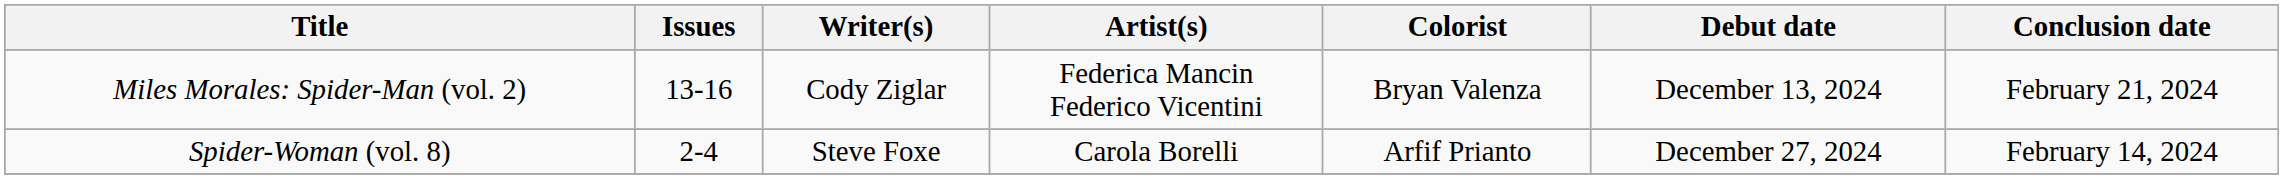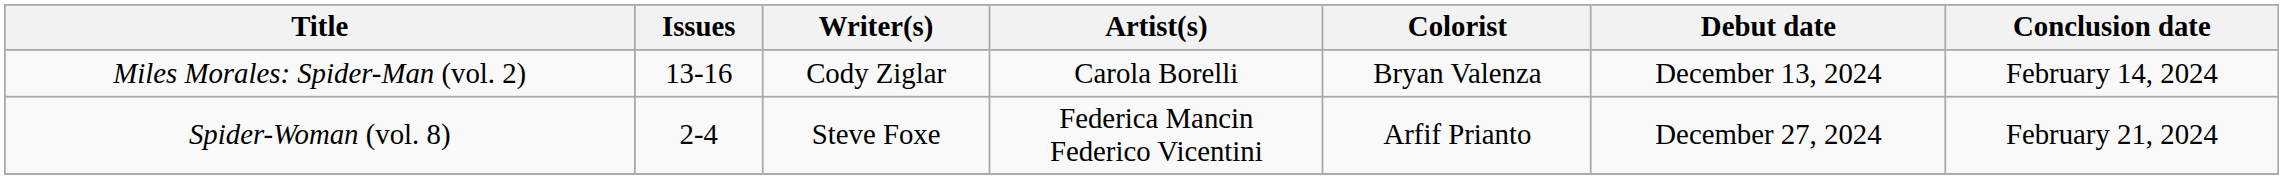(1156, 89) Federica Mancin Federico Vicentini -> (1156, 73) Carola Borelli
(2112, 89) February 21, 2024 -> (2112, 73) February 14, 2024
(1156, 151) Carola Borelli -> (1156, 134) Federica Mancin Federico Vicentini
(2112, 151) February 14, 2024 -> (2112, 134) February 21, 2024
